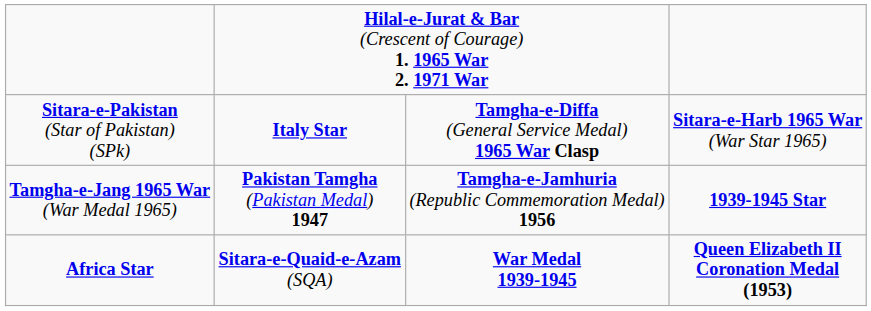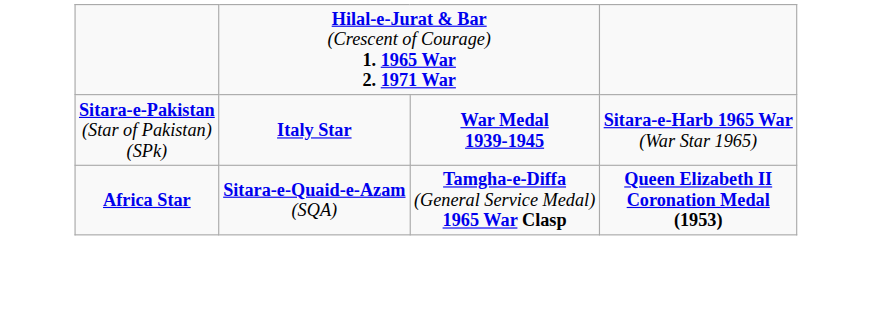(537, 129) Tamgha-e-Diffa (General Service Medal) 1965 War Clasp -> (505, 129) War Medal 1939-1945
- row: (110, 199)
(537, 269) War Medal 1939-1945 -> (505, 199) Tamgha-e-Diffa (General Service Medal) 1965 War Clasp
